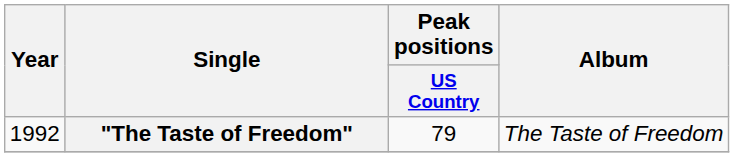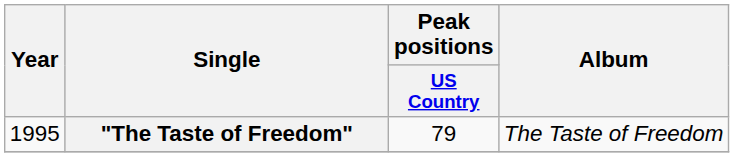(35, 133) 1992 -> (35, 133) 1995
